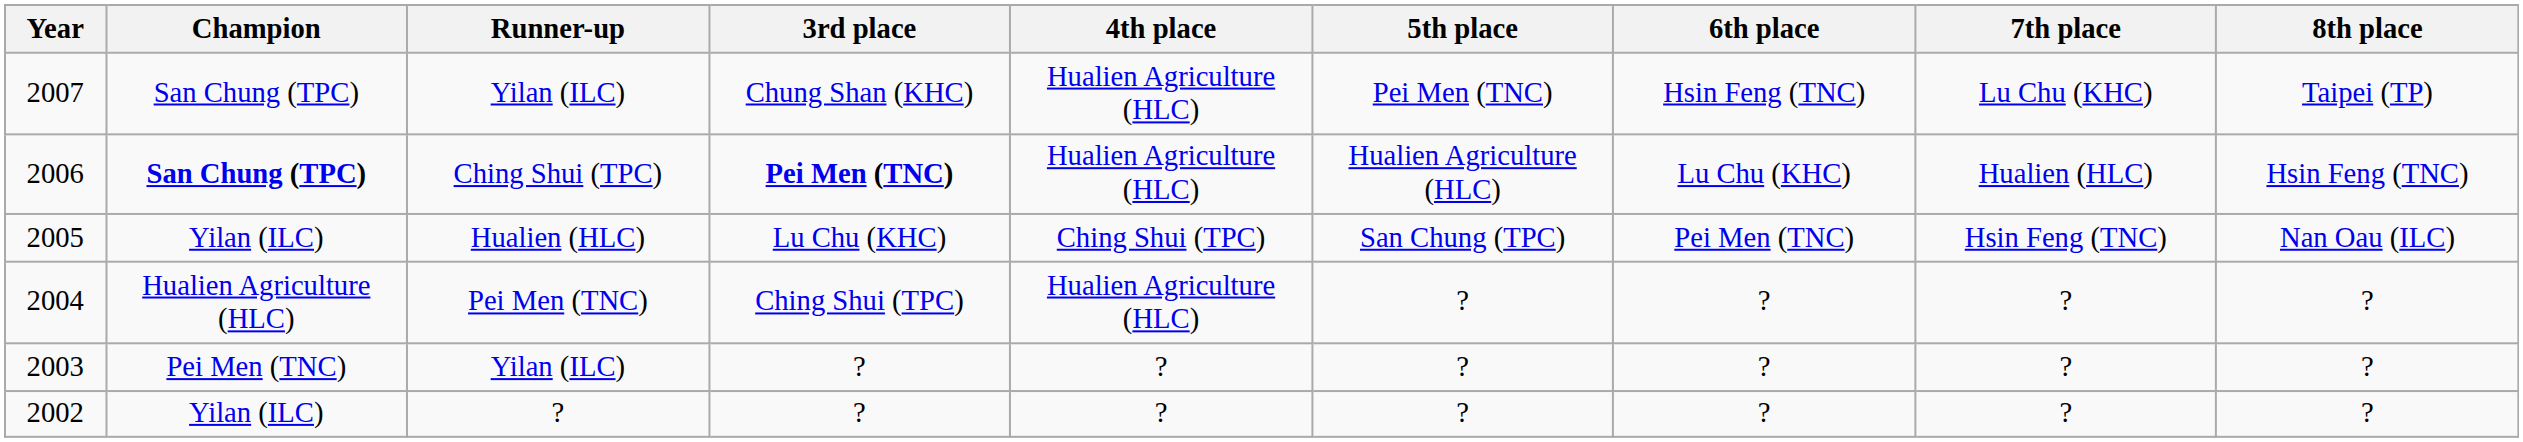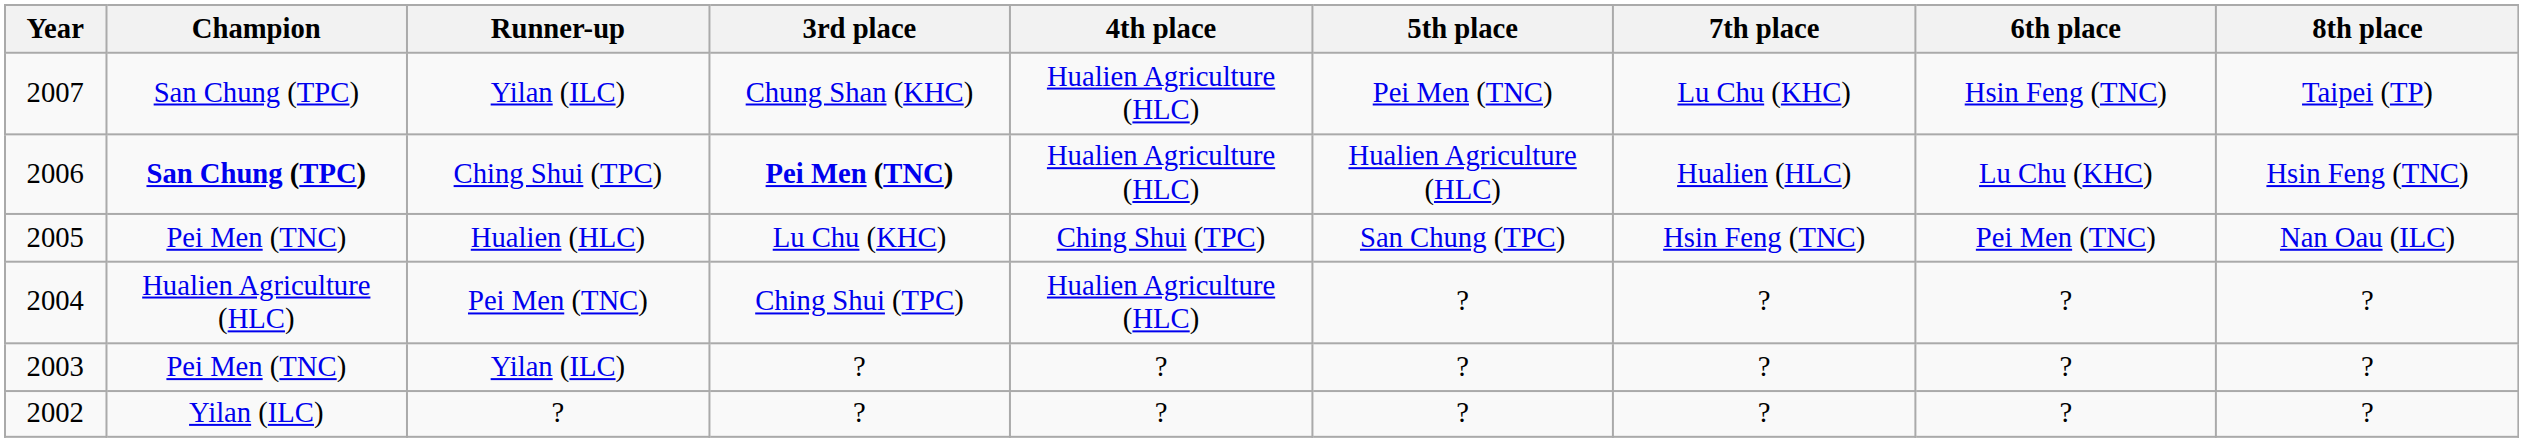columns swapped: (1764, 28) <-> (2066, 28)
(256, 237) Yilan (ILC) -> (256, 237) Pei Men (TNC)
